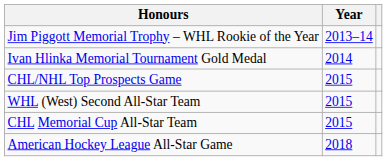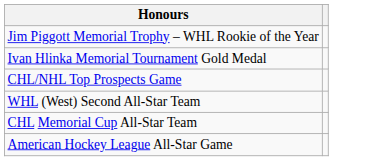- column: (349, 15)
